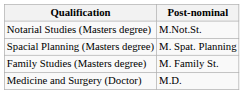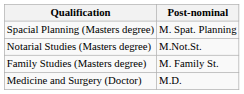rows swapped: (80, 47) <-> (79, 30)
